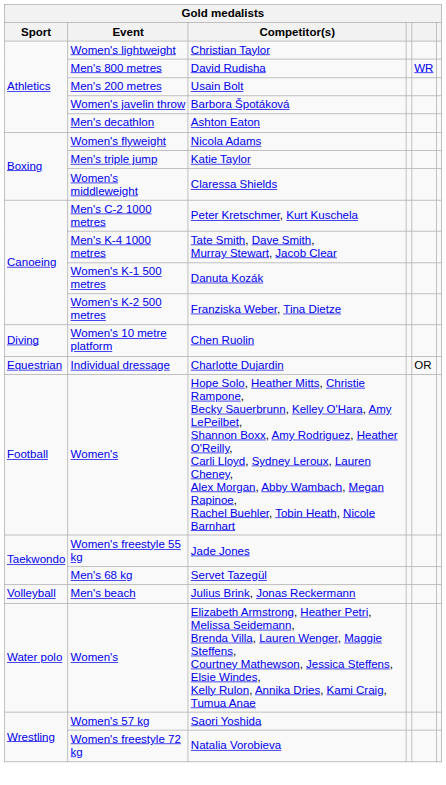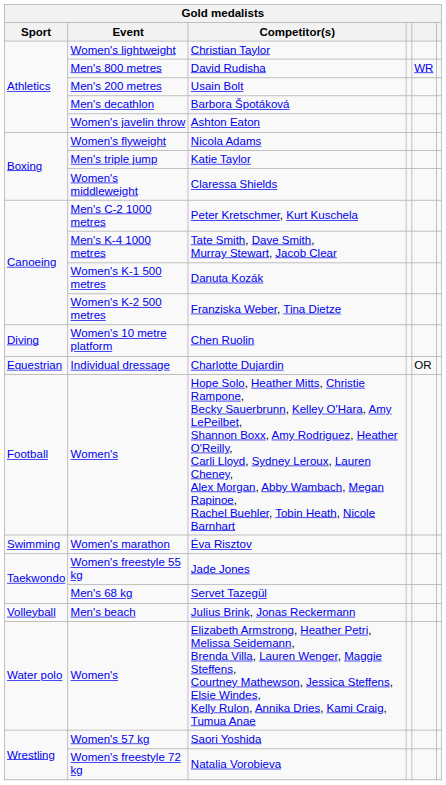(128, 104) Women's javelin throw -> (112, 104) Men's decathlon
(112, 123) Men's decathlon -> (128, 123) Women's javelin throw
+ row: (221, 544)
